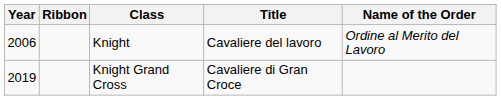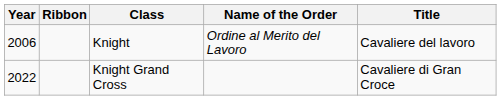columns swapped: (419, 14) <-> (273, 14)
(22, 77) 2019 -> (22, 77) 2022
